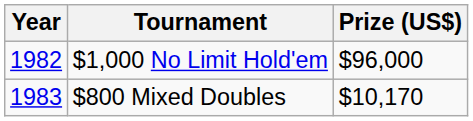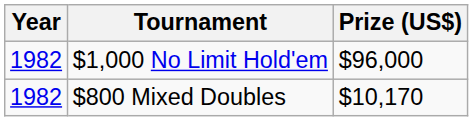(36, 97) 1983 -> (36, 97) 1982
